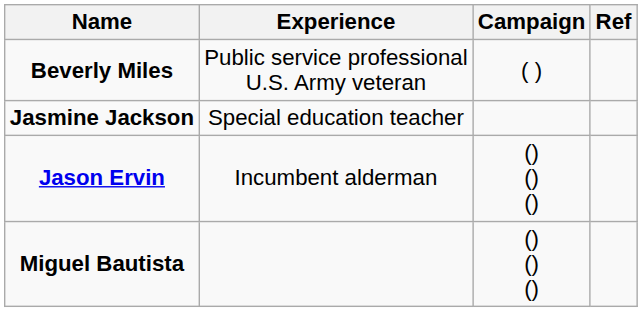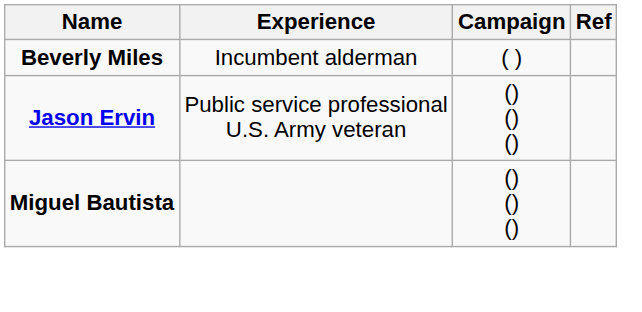(336, 69) Public service professional U.S. Army veteran -> (316, 57) Incumbent alderman
- row: (102, 117)
(336, 177) Incumbent alderman -> (316, 117) Public service professional U.S. Army veteran
